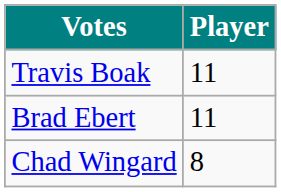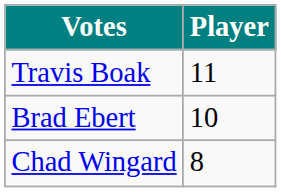(204, 117) 11 -> (204, 117) 10
